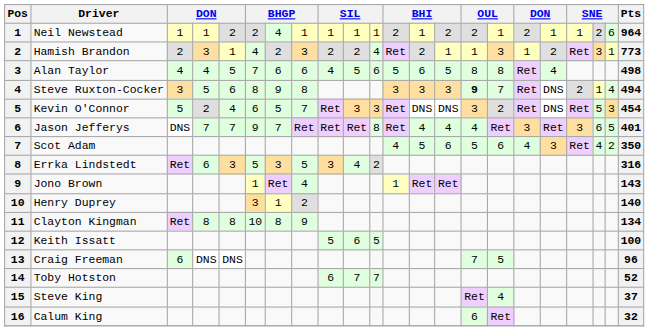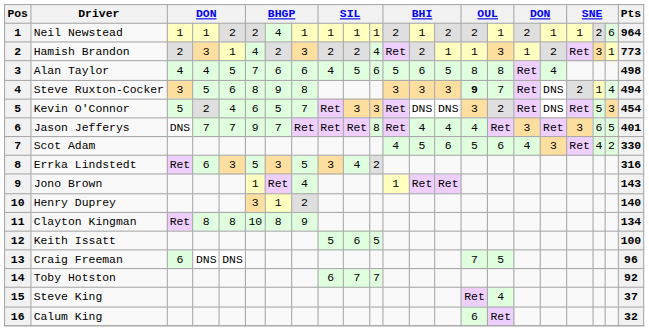(631, 146) 350 -> (631, 146) 330
(631, 279) 52 -> (631, 279) 92
